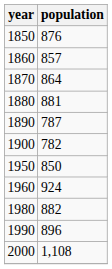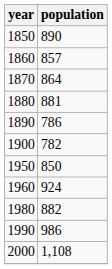(51, 36) 876 -> (51, 36) 890
(51, 123) 787 -> (51, 123) 786
(51, 230) 896 -> (51, 230) 986
